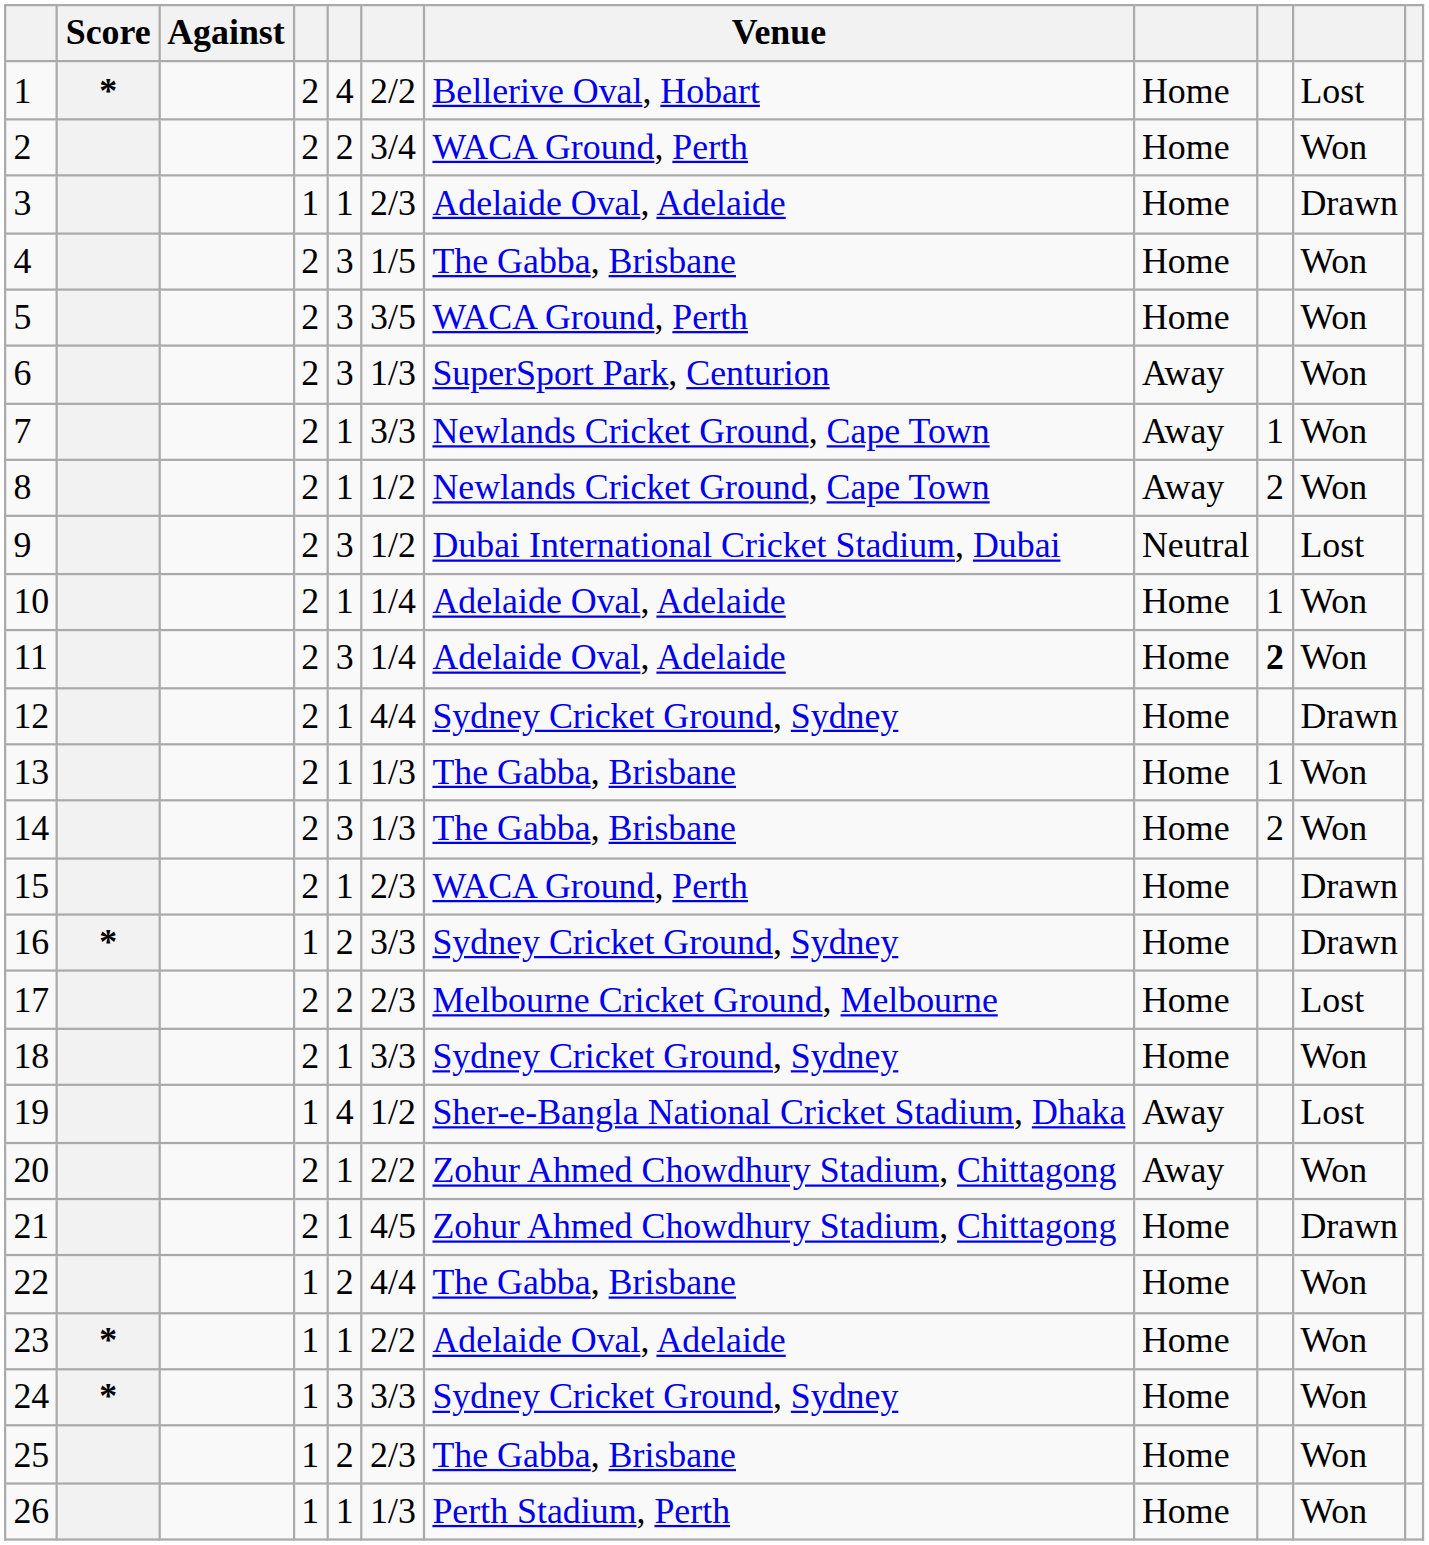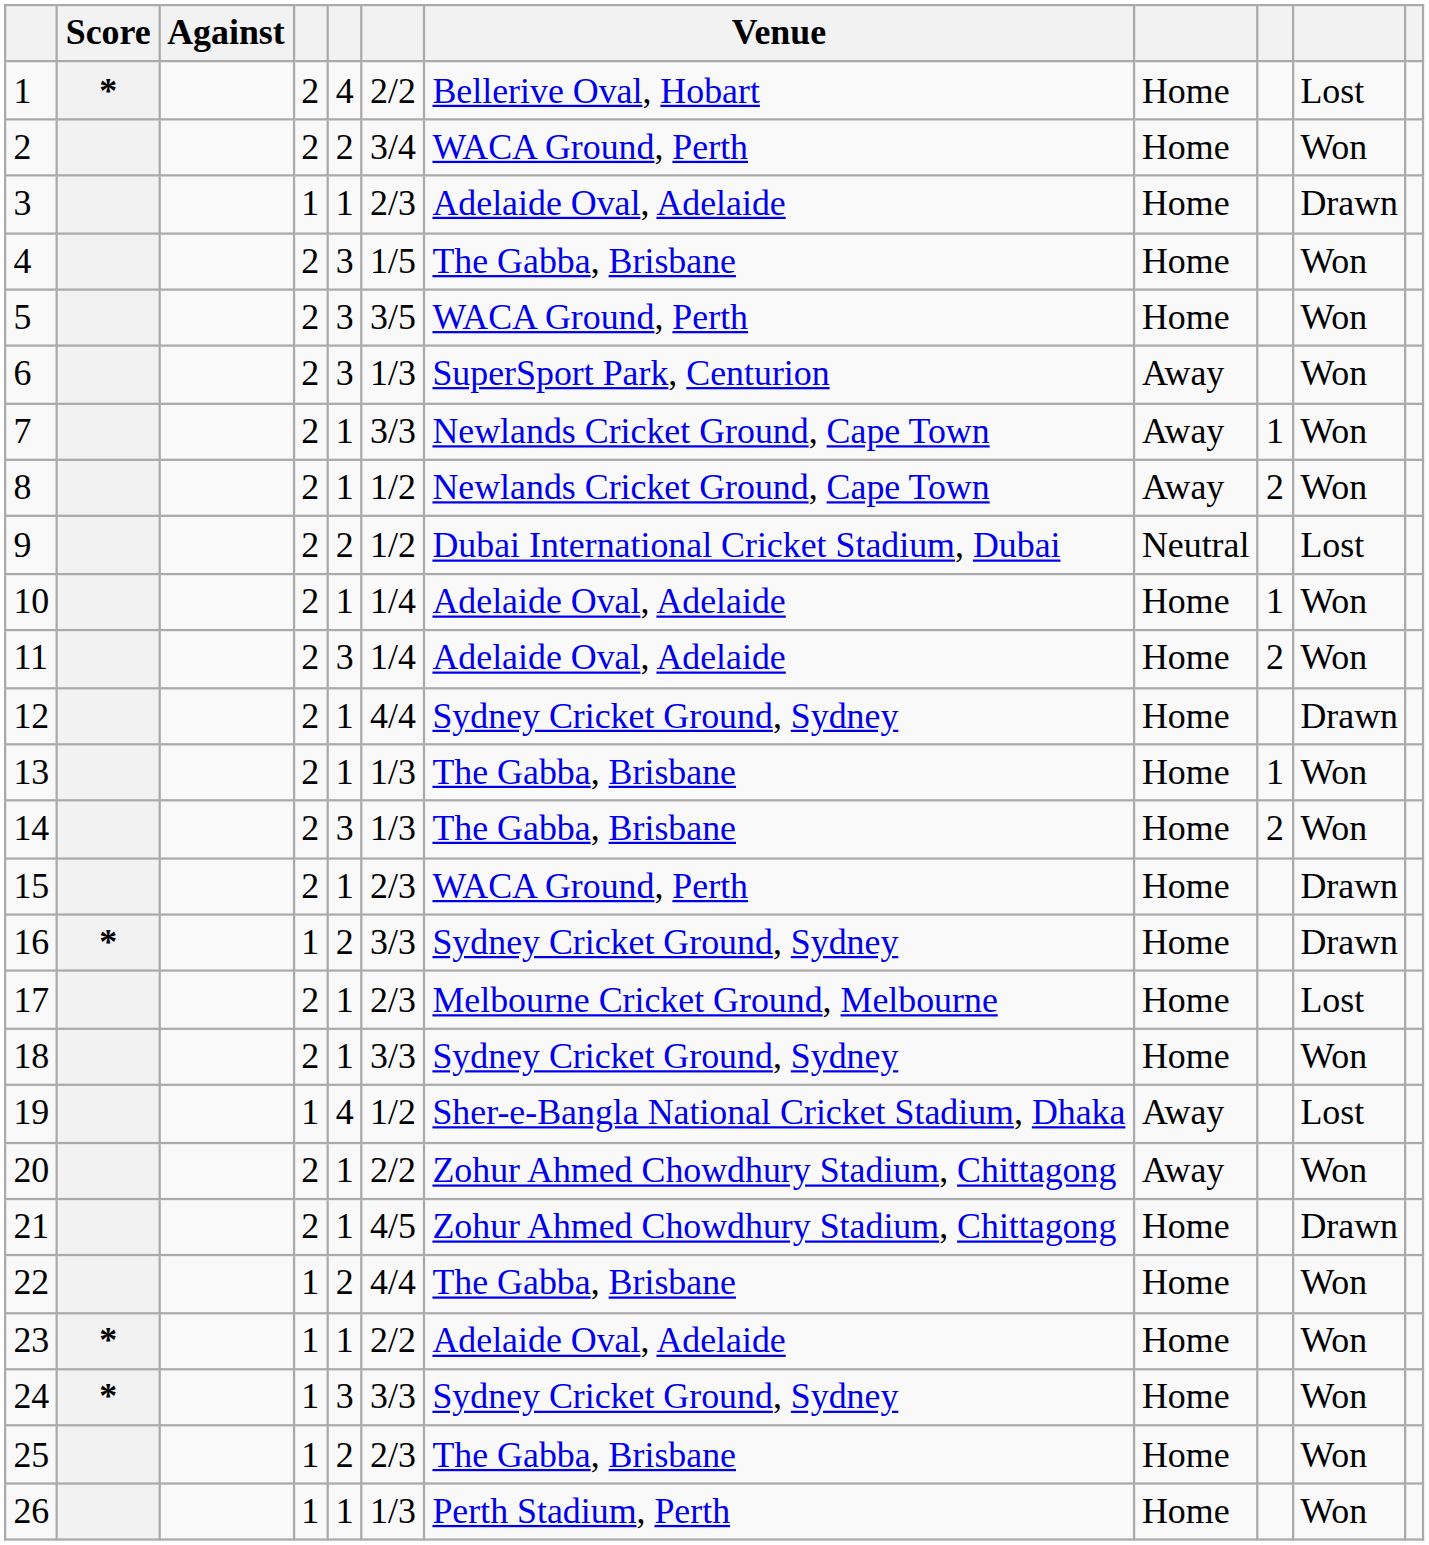(345, 544) 3 -> (345, 544) 2
(1275, 658) bold -> (1275, 658) normal
(345, 999) 2 -> (345, 999) 1
